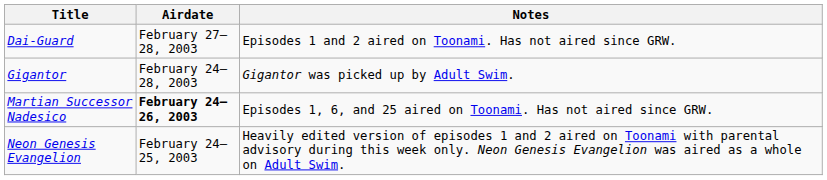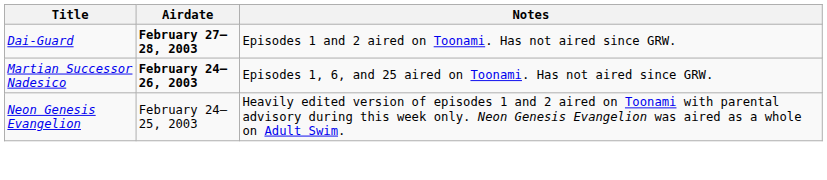(183, 41) normal -> (183, 41) bold
- row: (37, 75)
